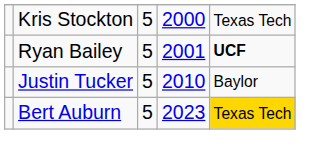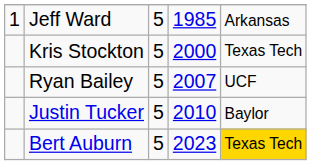+ row: (70, 19)
(184, 50) 2001 -> (195, 81) 2007
(230, 51) bold -> (241, 82) normal
